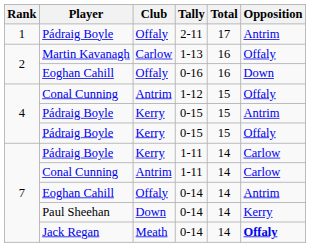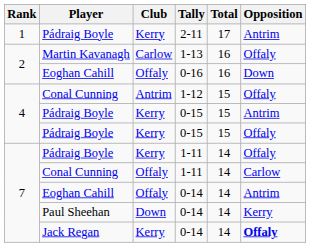(152, 34) Offaly -> (150, 34) Kerry
(262, 152) Carlow -> (260, 152) Offaly
(154, 172) Antrim -> (152, 172) Offaly
(152, 232) Meath -> (150, 232) Kerry
